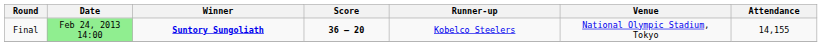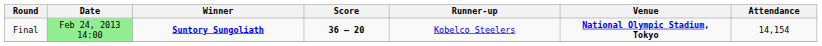(646, 30) normal -> (646, 30) bold
(774, 30) 14,155 -> (774, 30) 14,154
